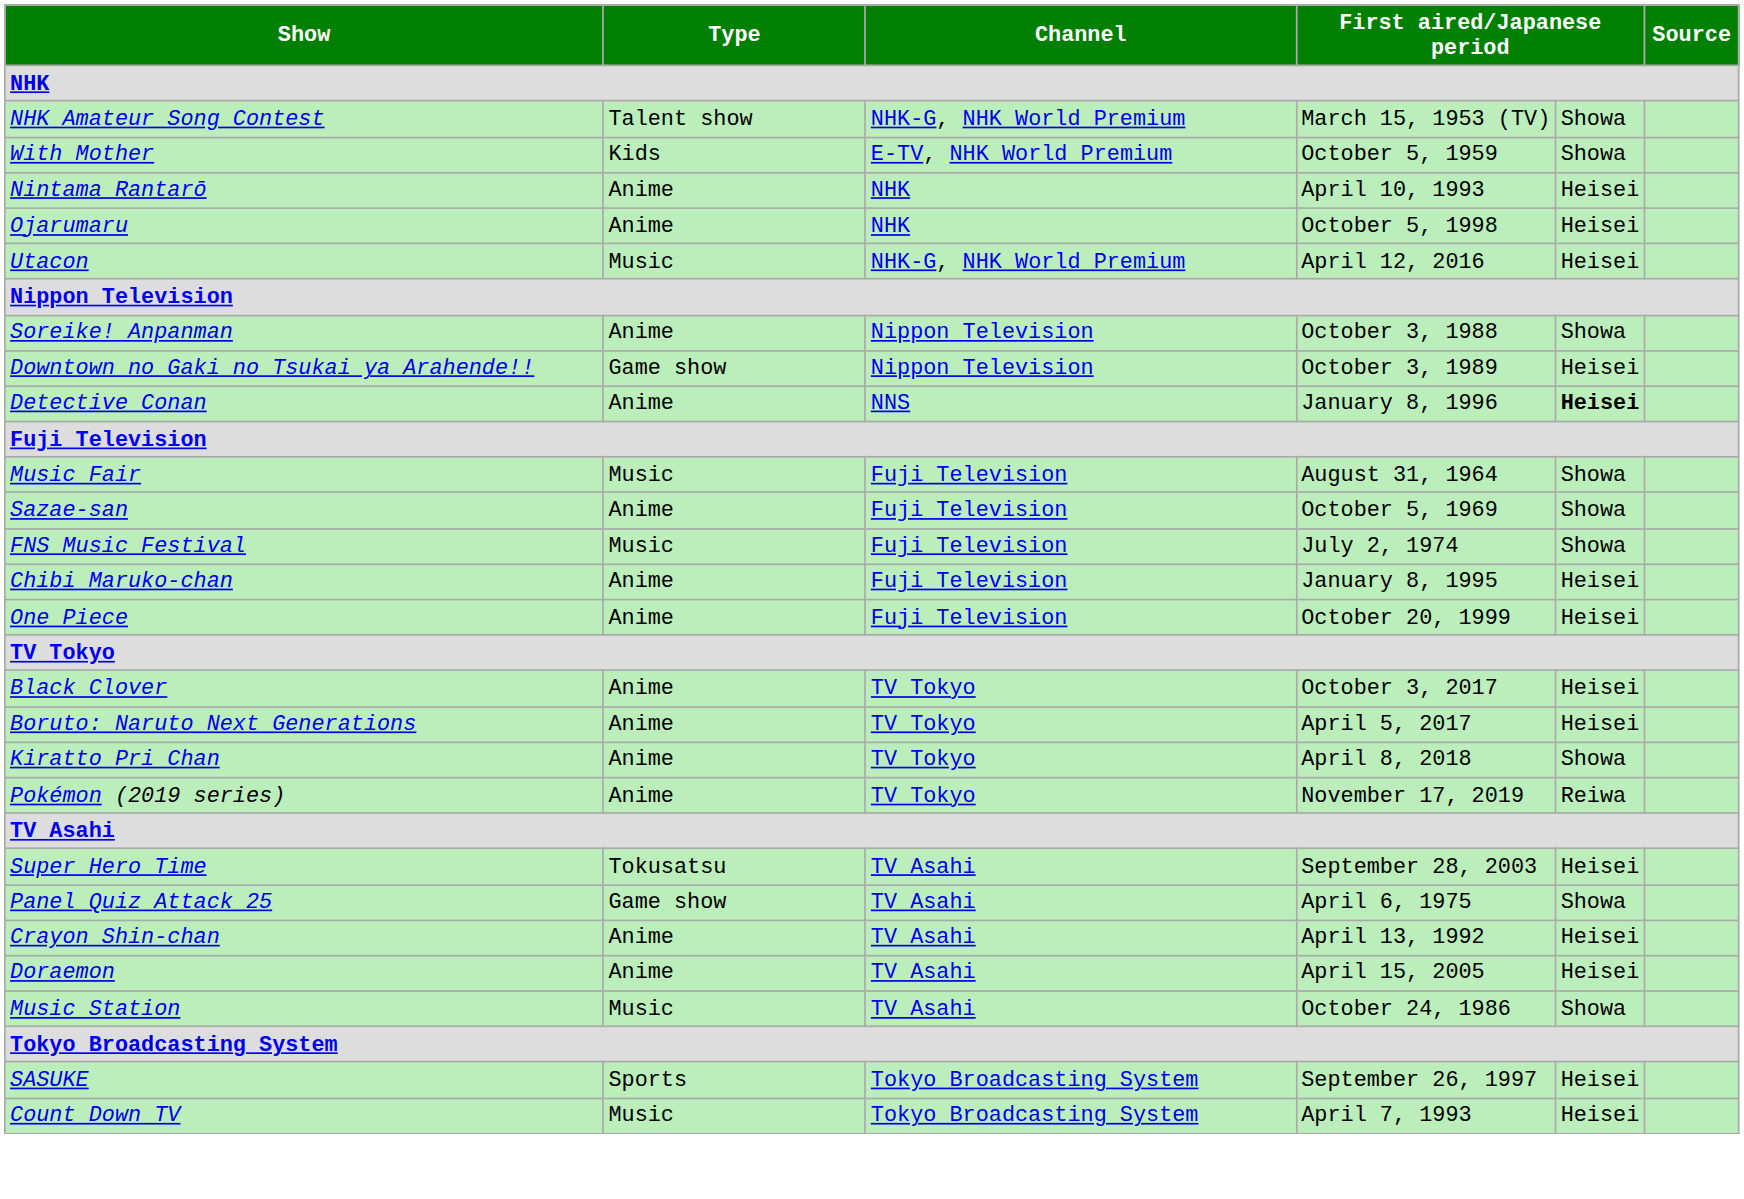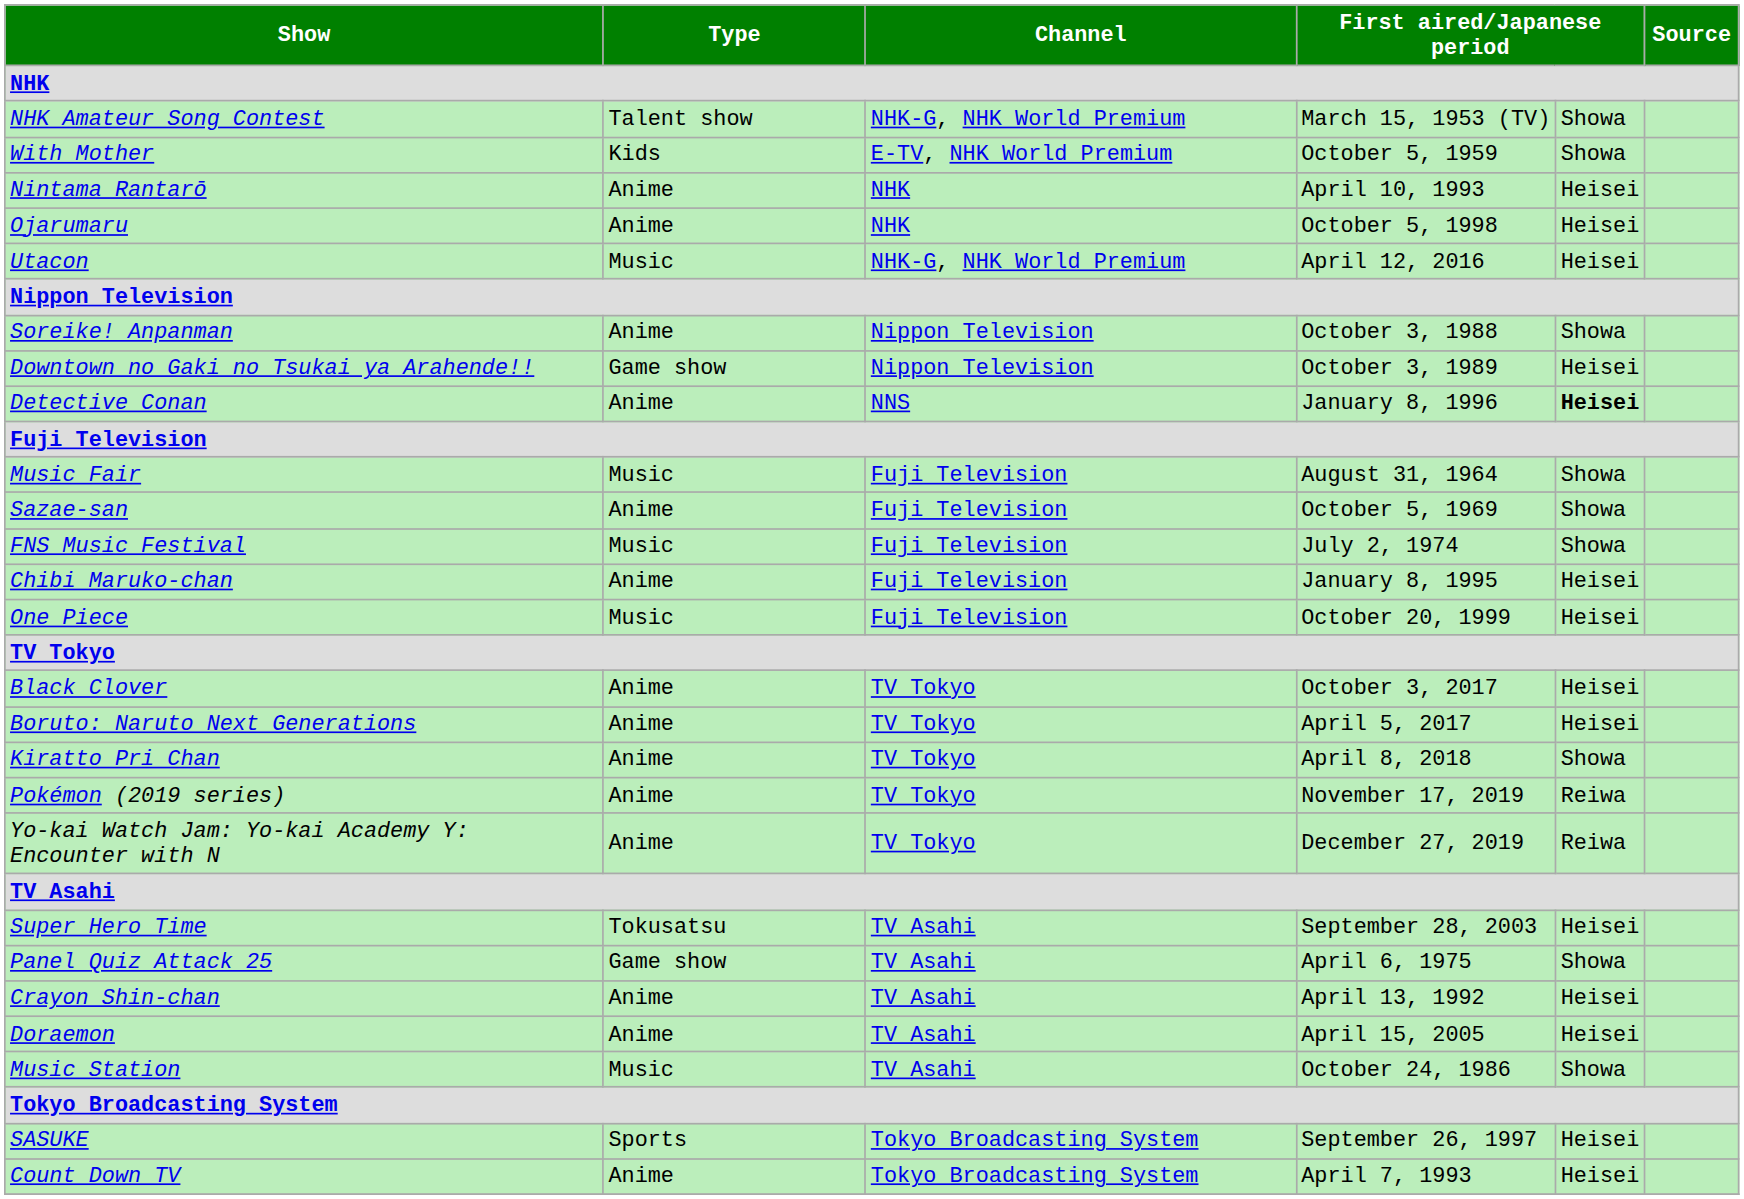(641, 617) Anime -> (641, 617) Music
+ row: (239, 844)
(641, 1116) Music -> (641, 1176) Anime
